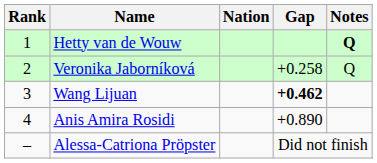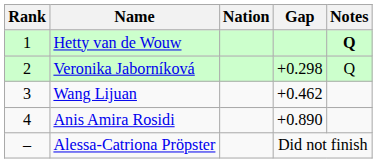(300, 68) +0.258 -> (300, 68) +0.298
(300, 94) bold -> (300, 94) normal
